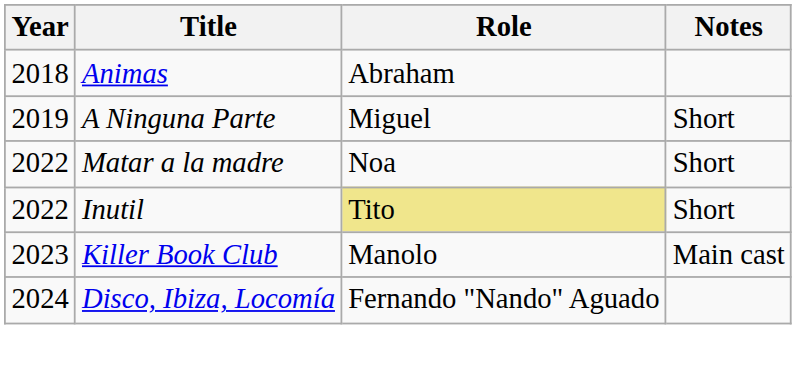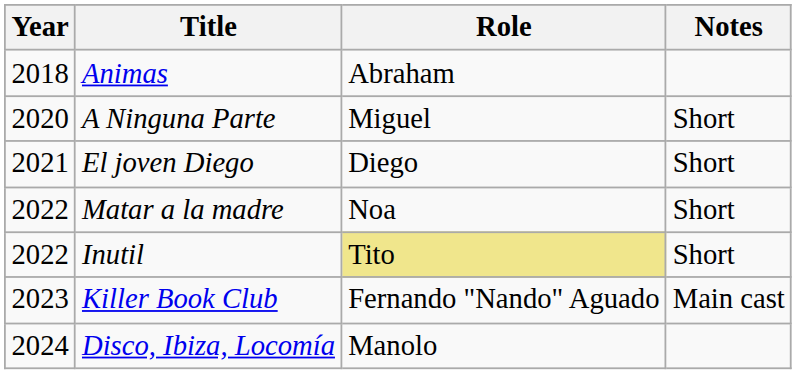(40, 118) 2019 -> (40, 118) 2020
+ row: (168, 163)
(393, 254) Manolo -> (504, 299) Fernando "Nando" Aguado
(504, 299) Fernando "Nando" Aguado -> (393, 345) Manolo
